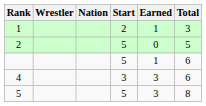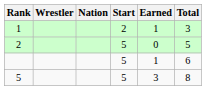- row: (19, 77)
